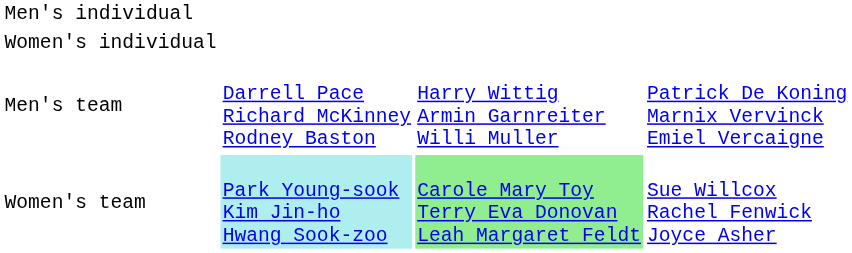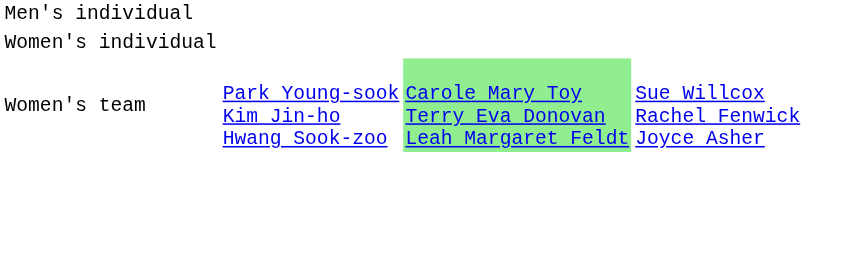- row: (63, 105)
(311, 213) paleturquoise background -> (311, 117) no background
